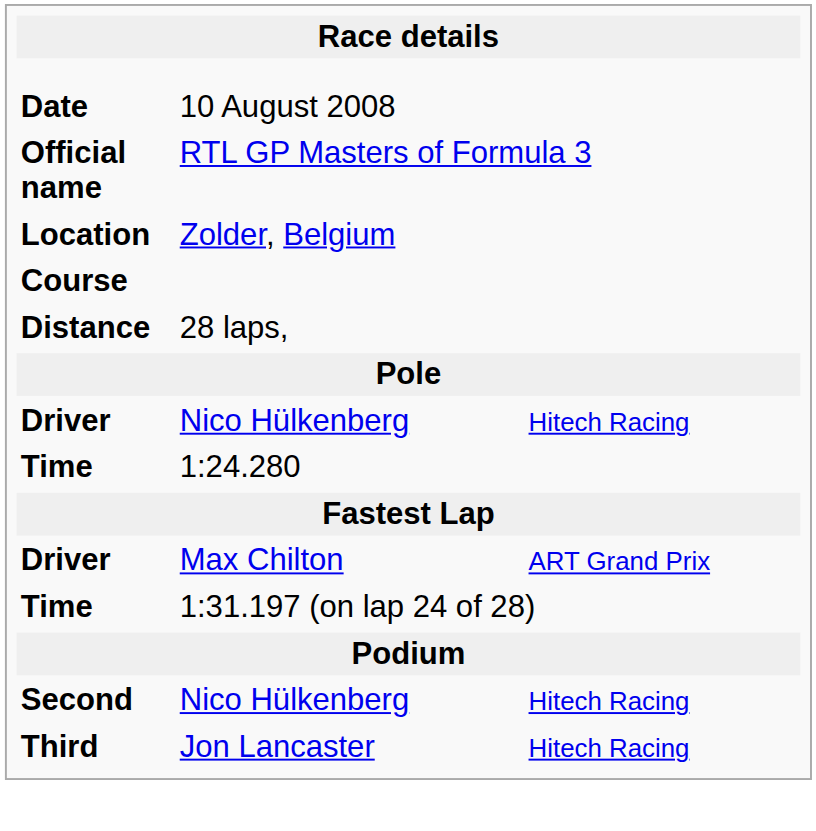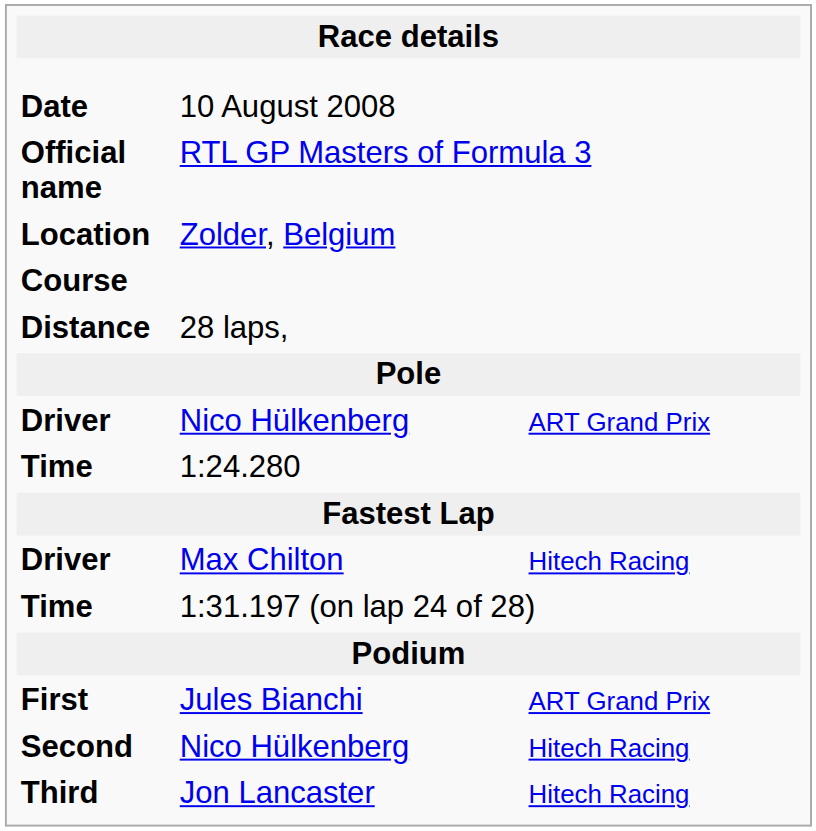(609, 422) Hitech Racing -> (619, 422) ART Grand Prix
(619, 562) ART Grand Prix -> (609, 562) Hitech Racing
+ row: (54, 700)
